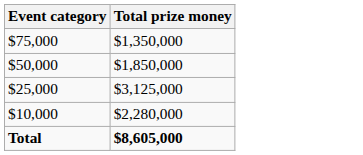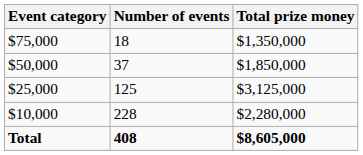+ column: (172, 16)
